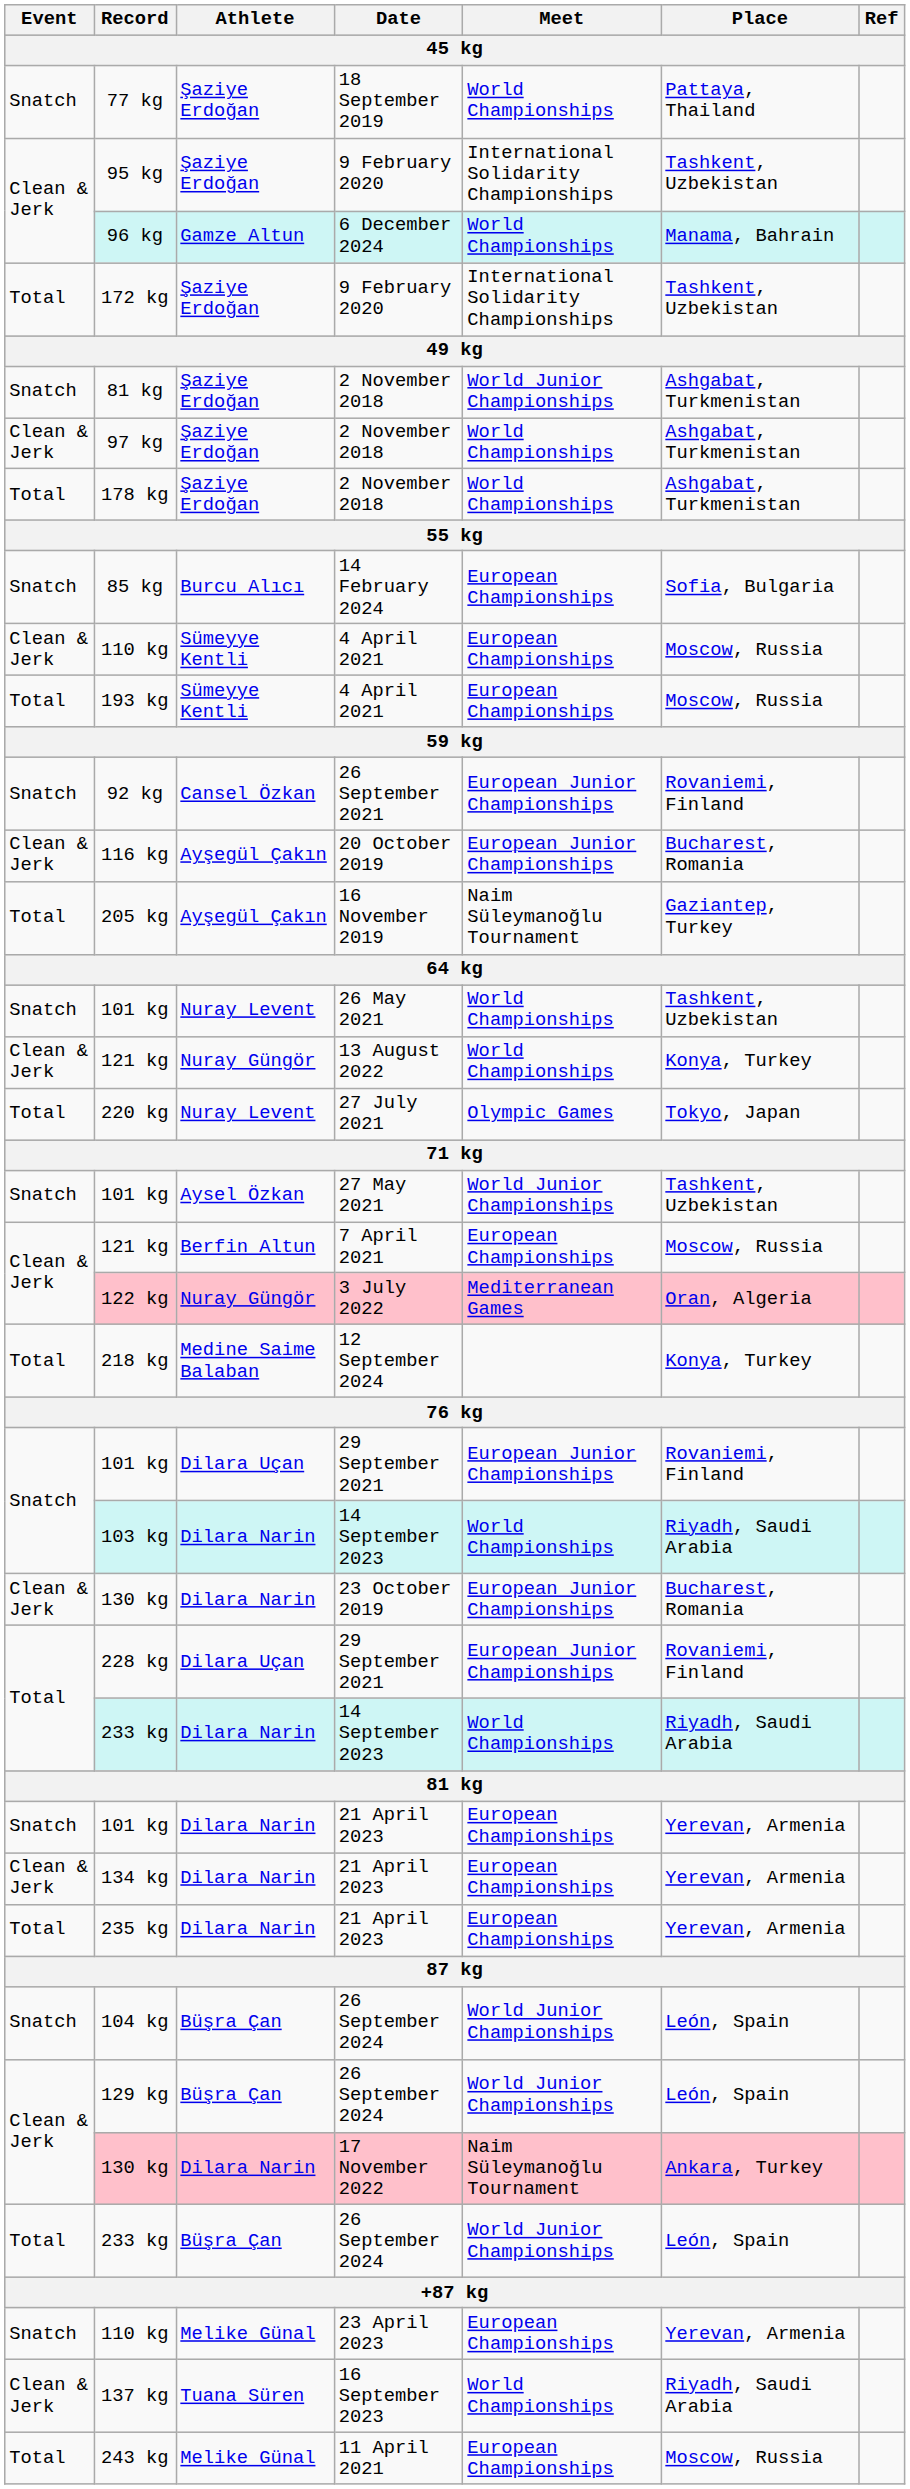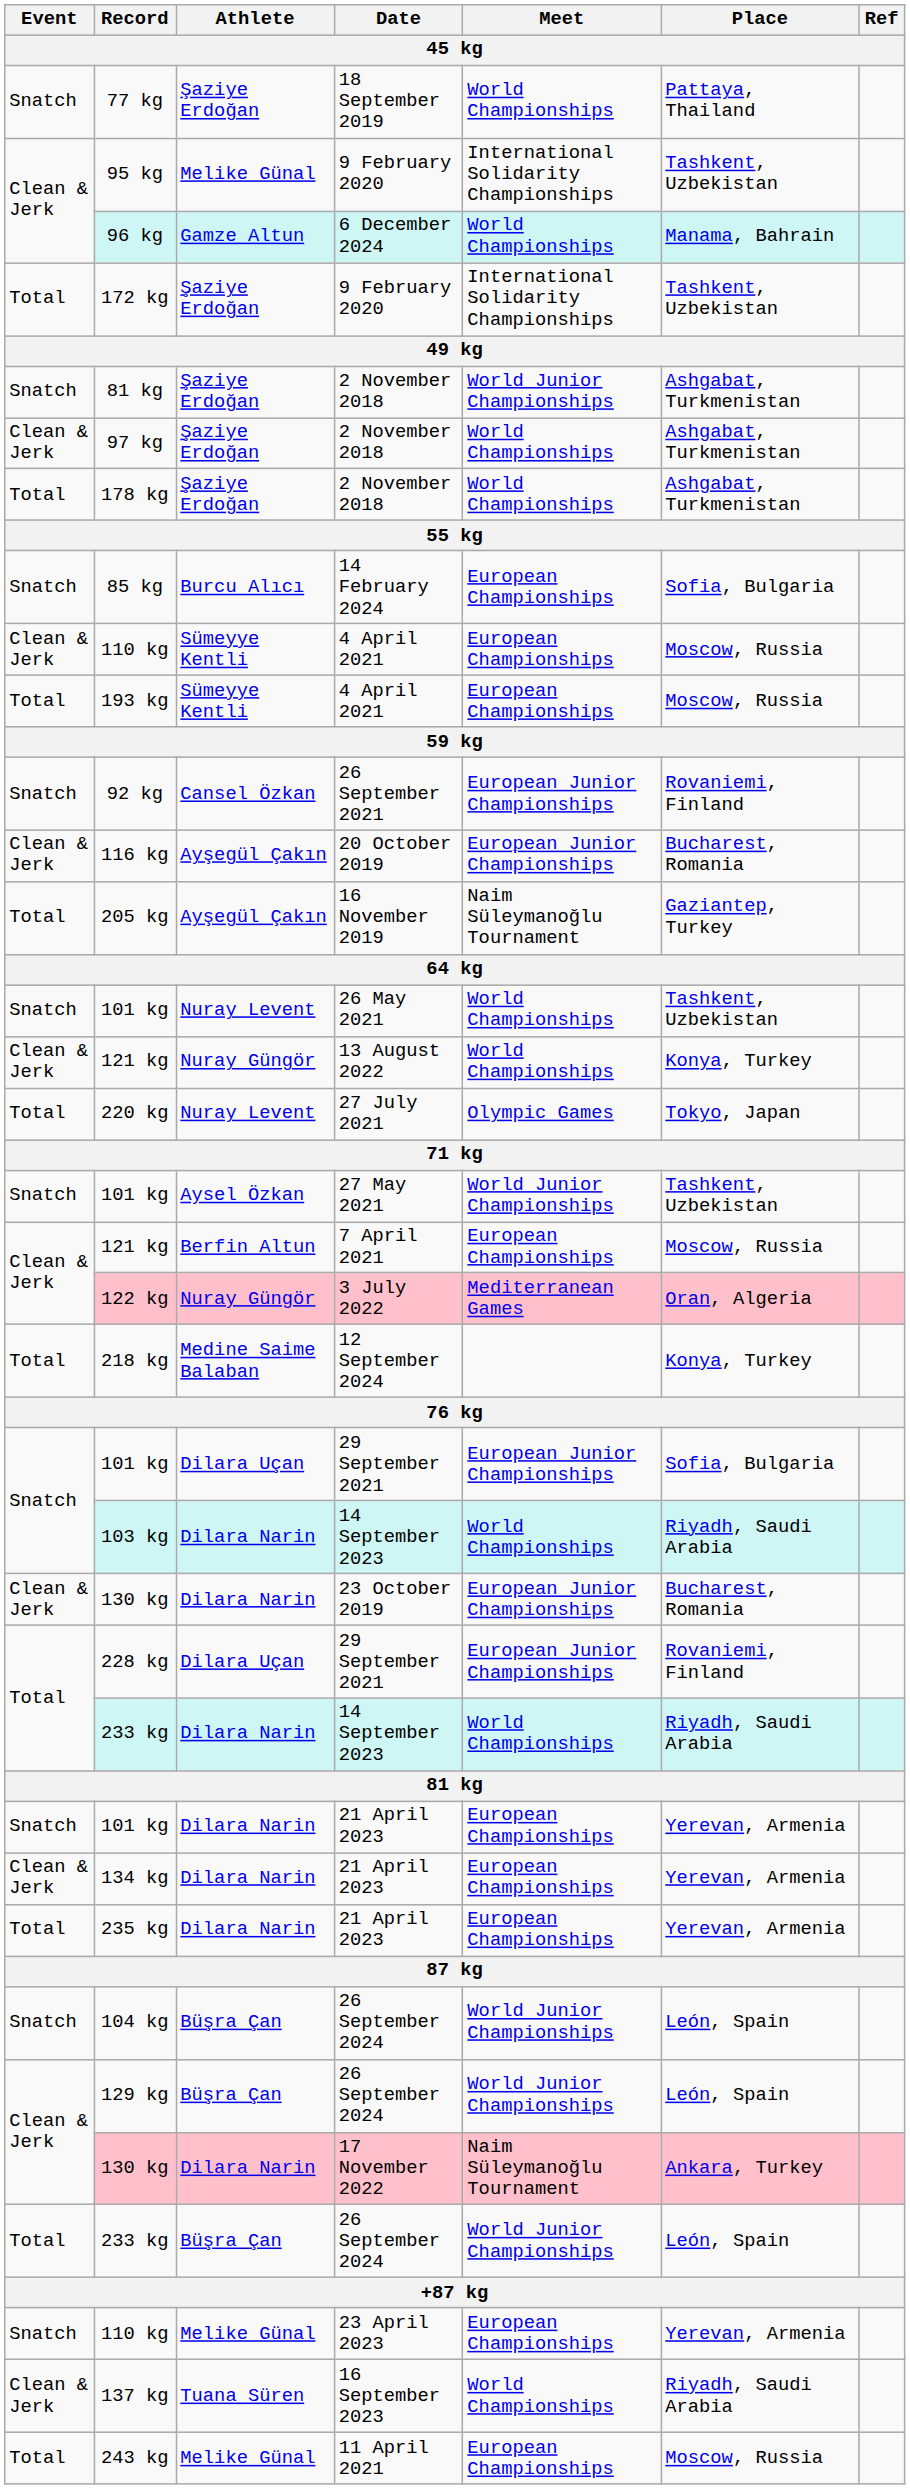(220, 175) Şaziye Erdoğan -> (248, 175) Melike Günal
(722, 1465) Rovaniemi, Finland -> (750, 1465) Sofia, Bulgaria
